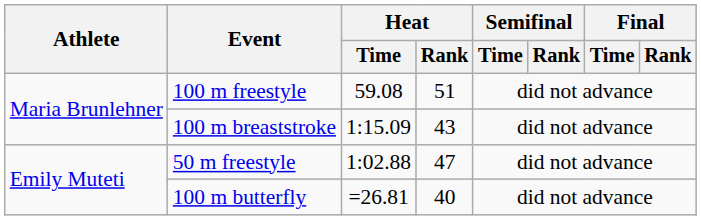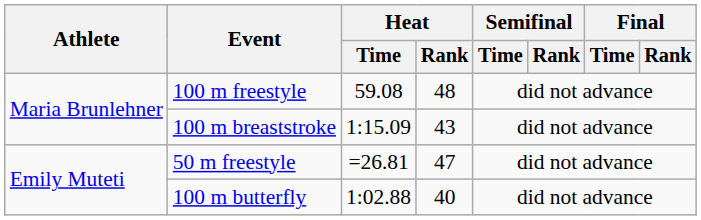(445, 91) 51 -> (445, 91) 48
(379, 162) 1:02.88 -> (379, 162) =26.81
(379, 197) =26.81 -> (379, 197) 1:02.88
